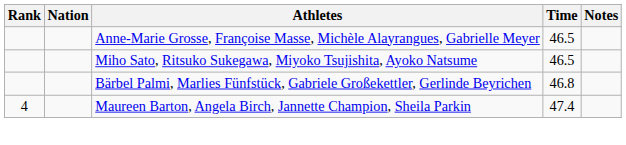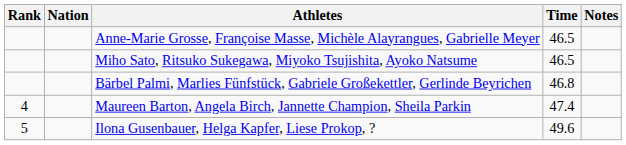+ row: (235, 128)
